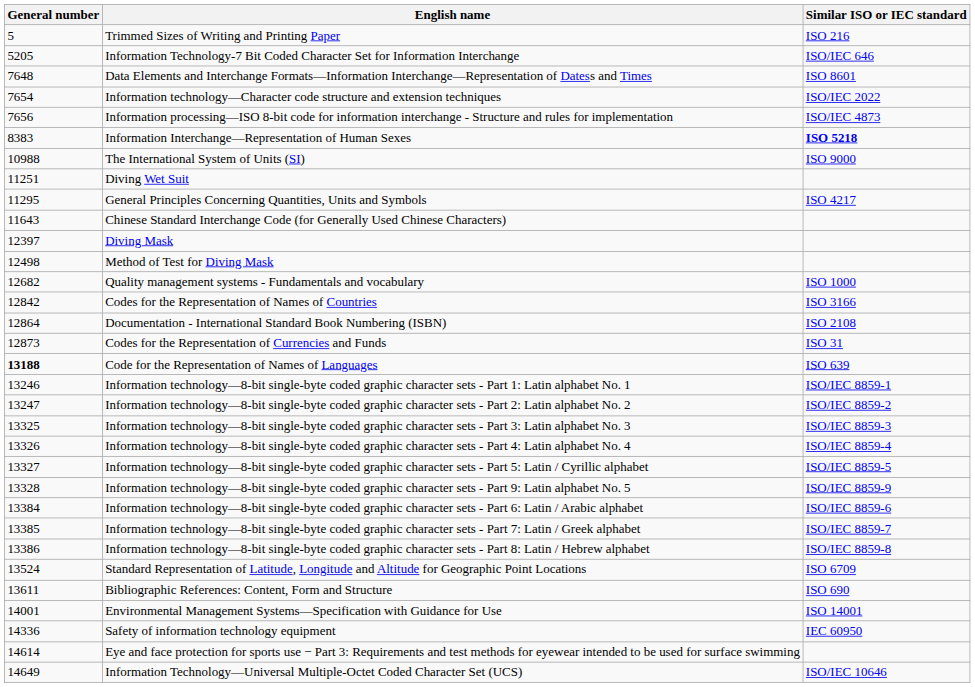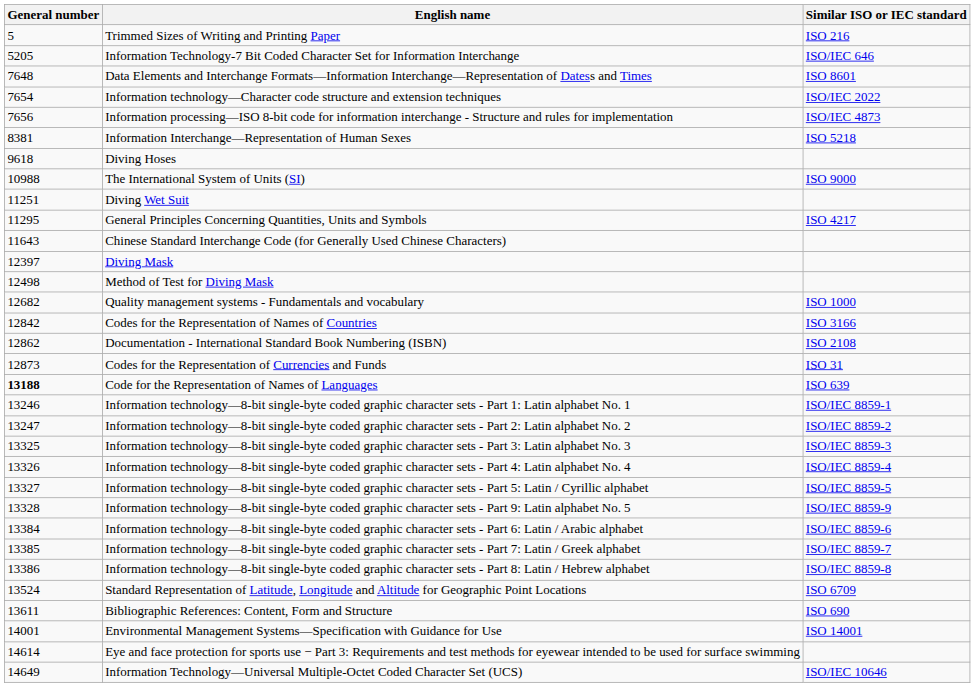(20, 138) 8383 -> (20, 138) 8381
(832, 138) bold -> (831, 138) normal
+ row: (141, 158)
(24, 323) 12864 -> (24, 343) 12862
- row: (220, 631)
